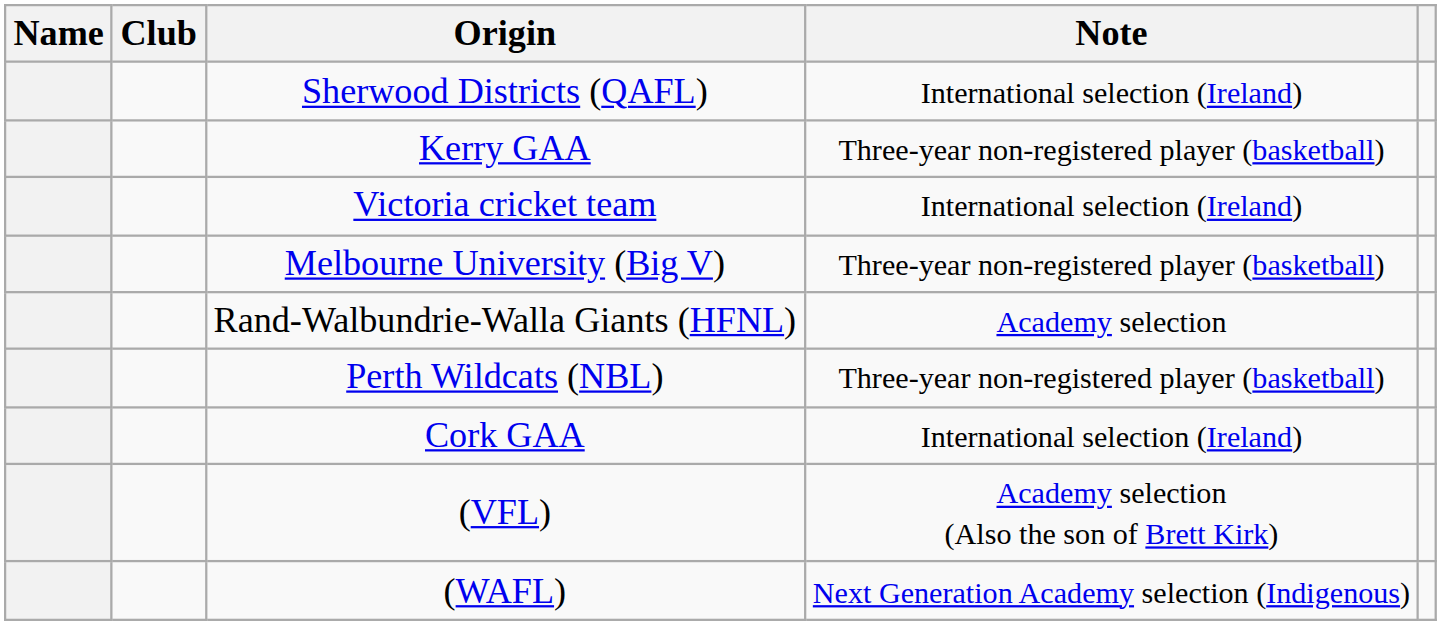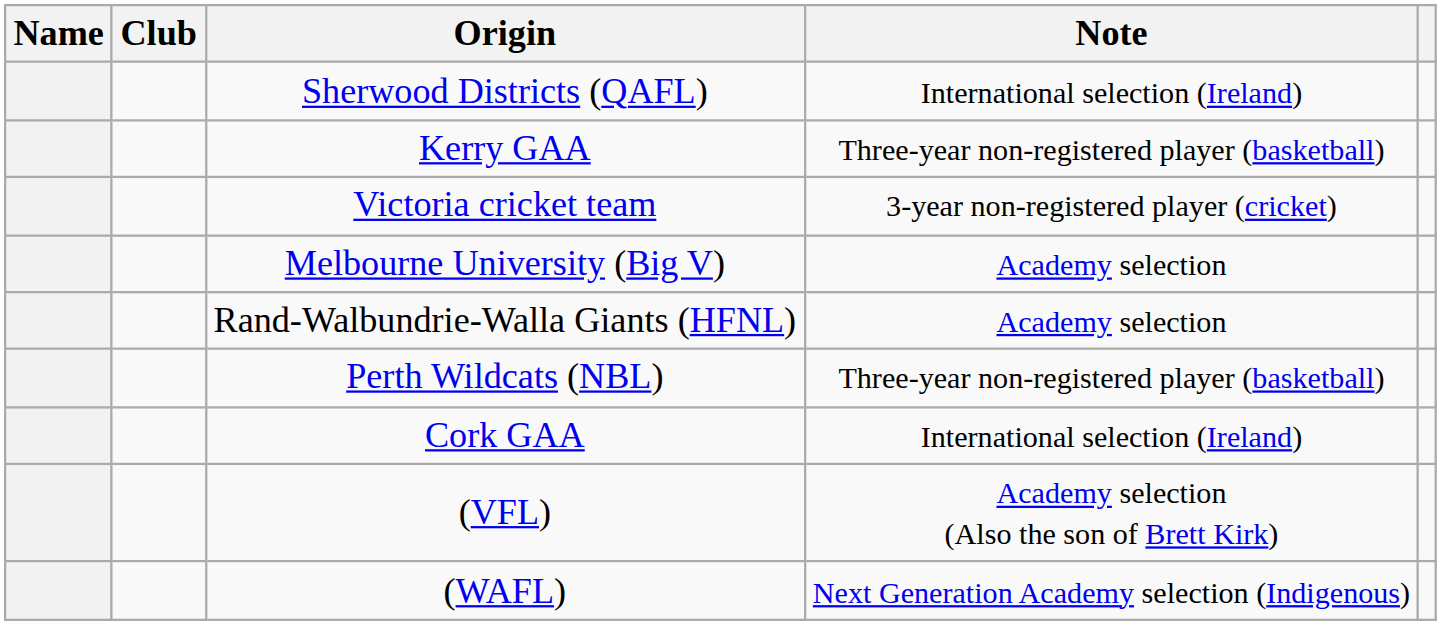(1111, 207) International selection (Ireland) -> (1111, 207) 3-year non-registered player (cricket)
(1111, 264) Three-year non-registered player (basketball) -> (1111, 264) Academy selection
